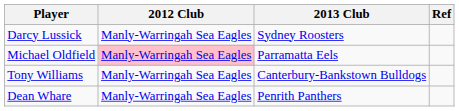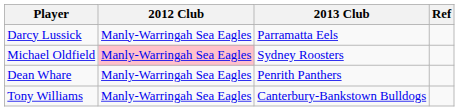(301, 34) Sydney Roosters -> (298, 34) Parramatta Eels
(298, 55) Parramatta Eels -> (301, 55) Sydney Roosters
rows swapped: (39, 95) <-> (45, 75)
